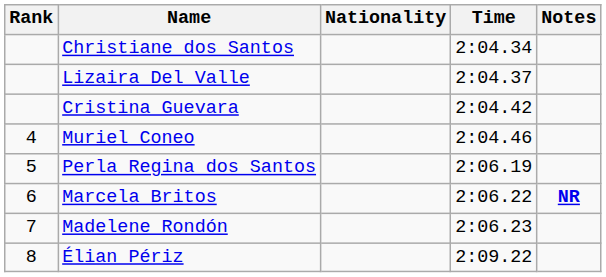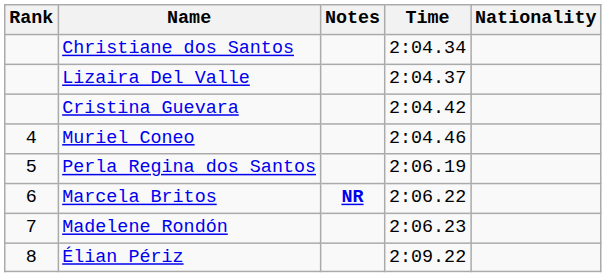columns swapped: (386, 20) <-> (569, 20)
